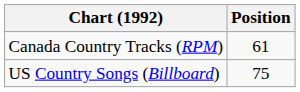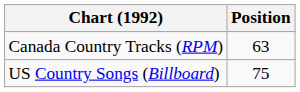(261, 45) 61 -> (261, 45) 63
